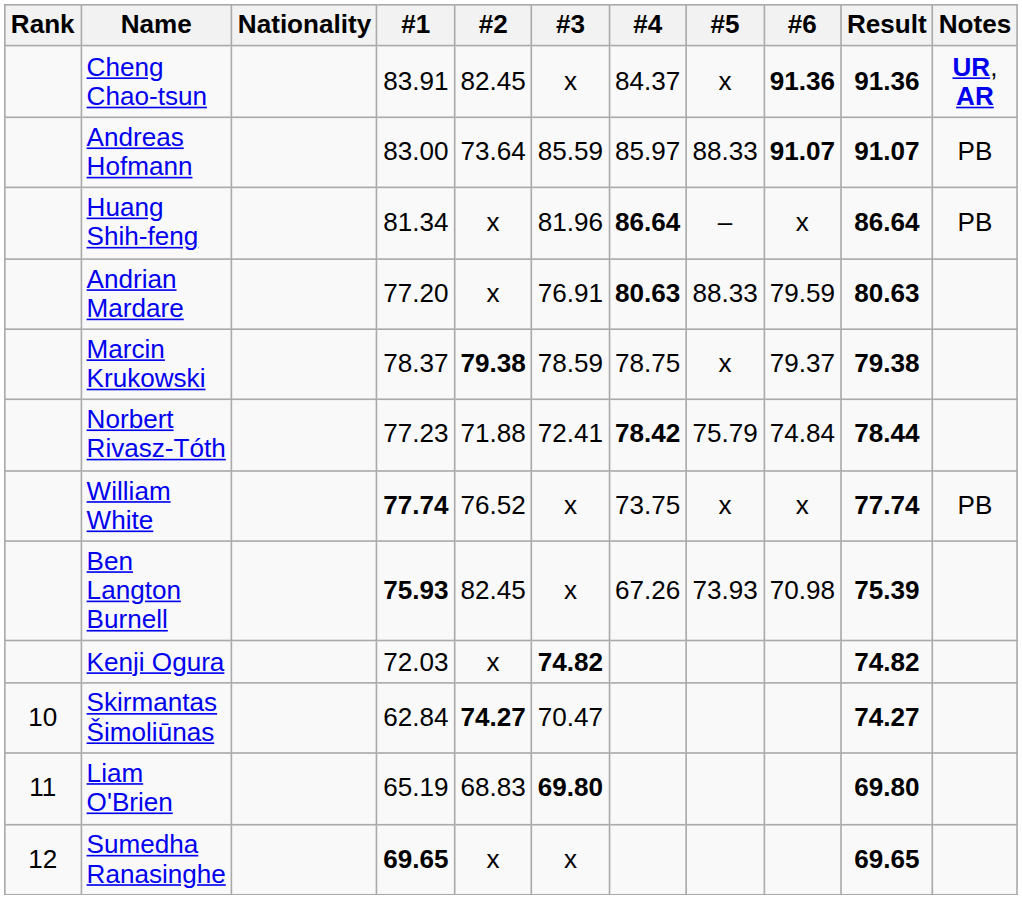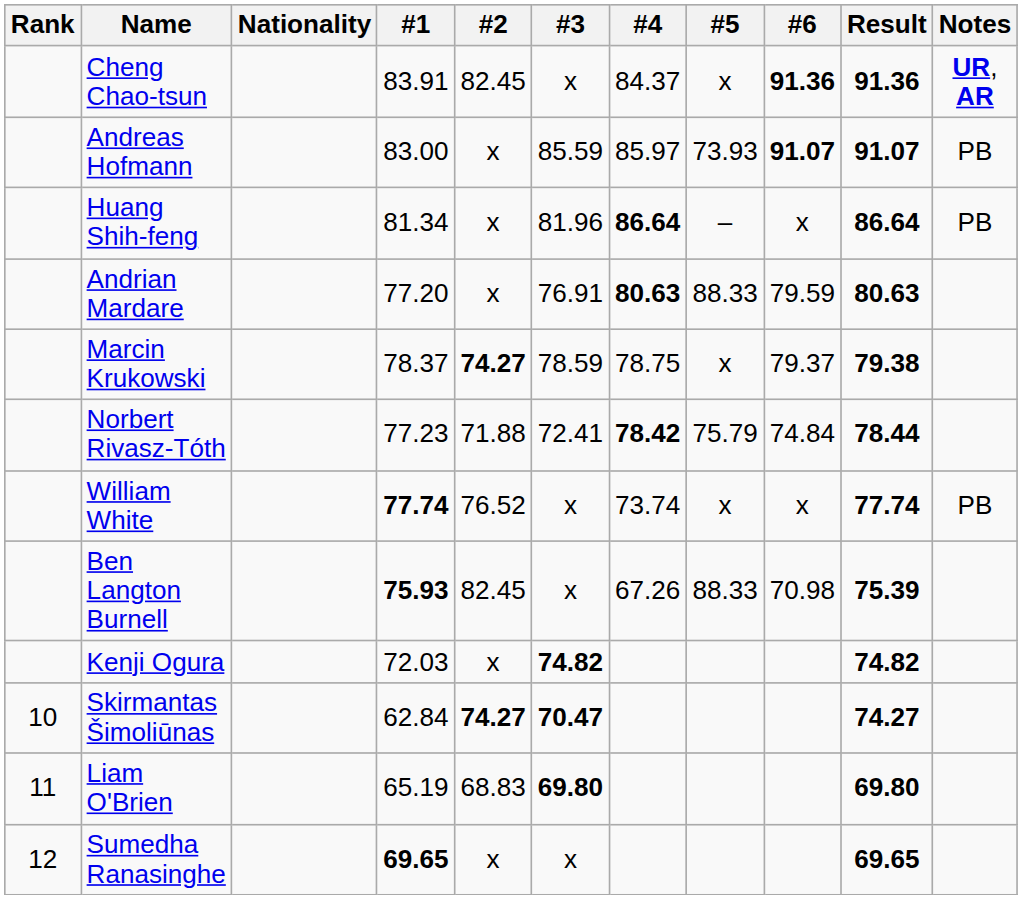(493, 151) 73.64 -> (493, 151) x
(725, 151) 88.33 -> (725, 151) 73.93
(493, 364) 79.38 -> (493, 364) 74.27
(648, 505) 73.75 -> (648, 505) 73.74
(725, 590) 73.93 -> (725, 590) 88.33
(570, 717) normal -> (570, 717) bold
